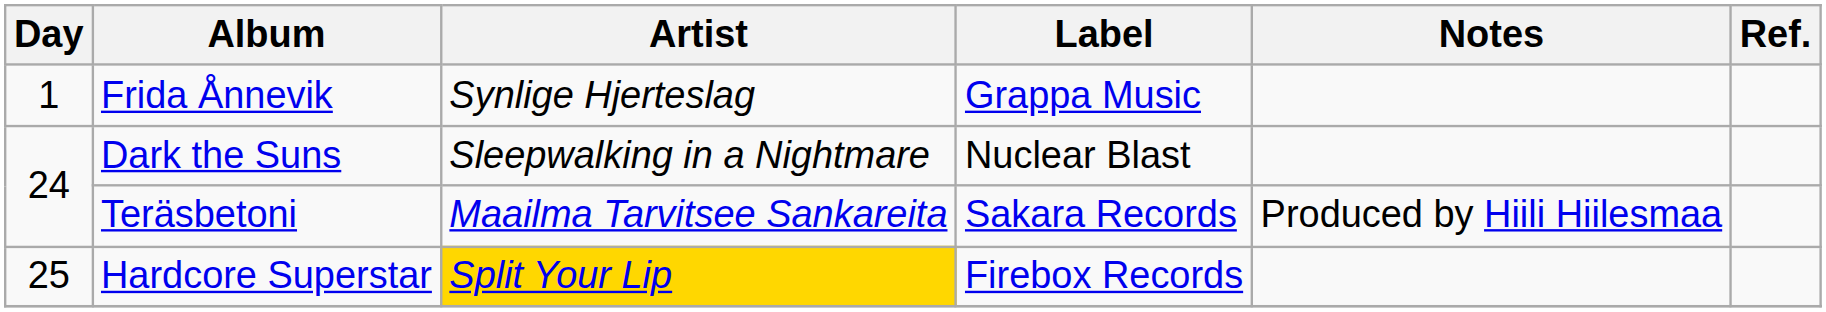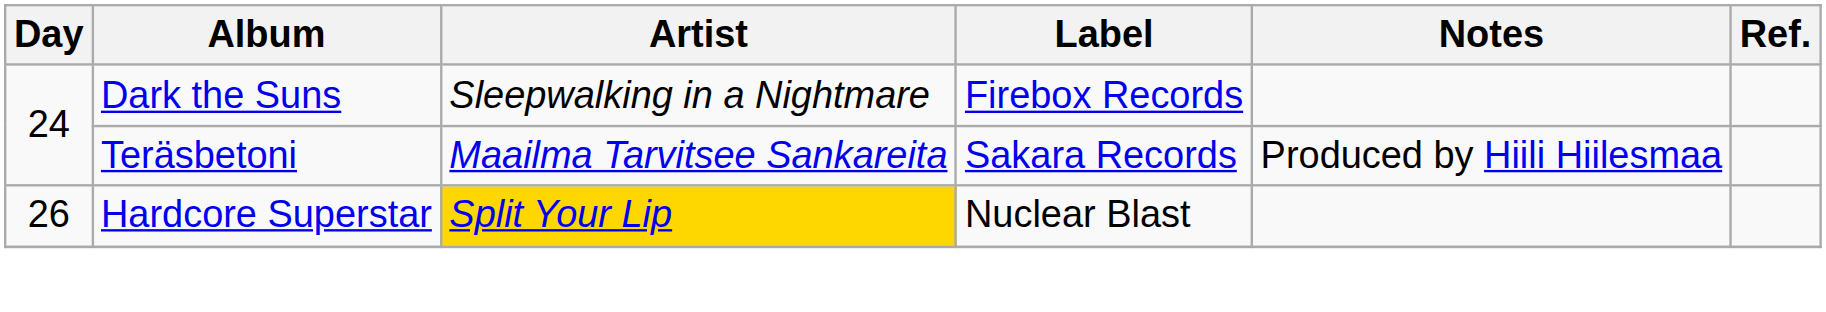- row: (217, 94)
(1078, 154) Nuclear Blast -> (1104, 94) Firebox Records
(49, 275) 25 -> (49, 214) 26
(1104, 275) Firebox Records -> (1078, 214) Nuclear Blast
